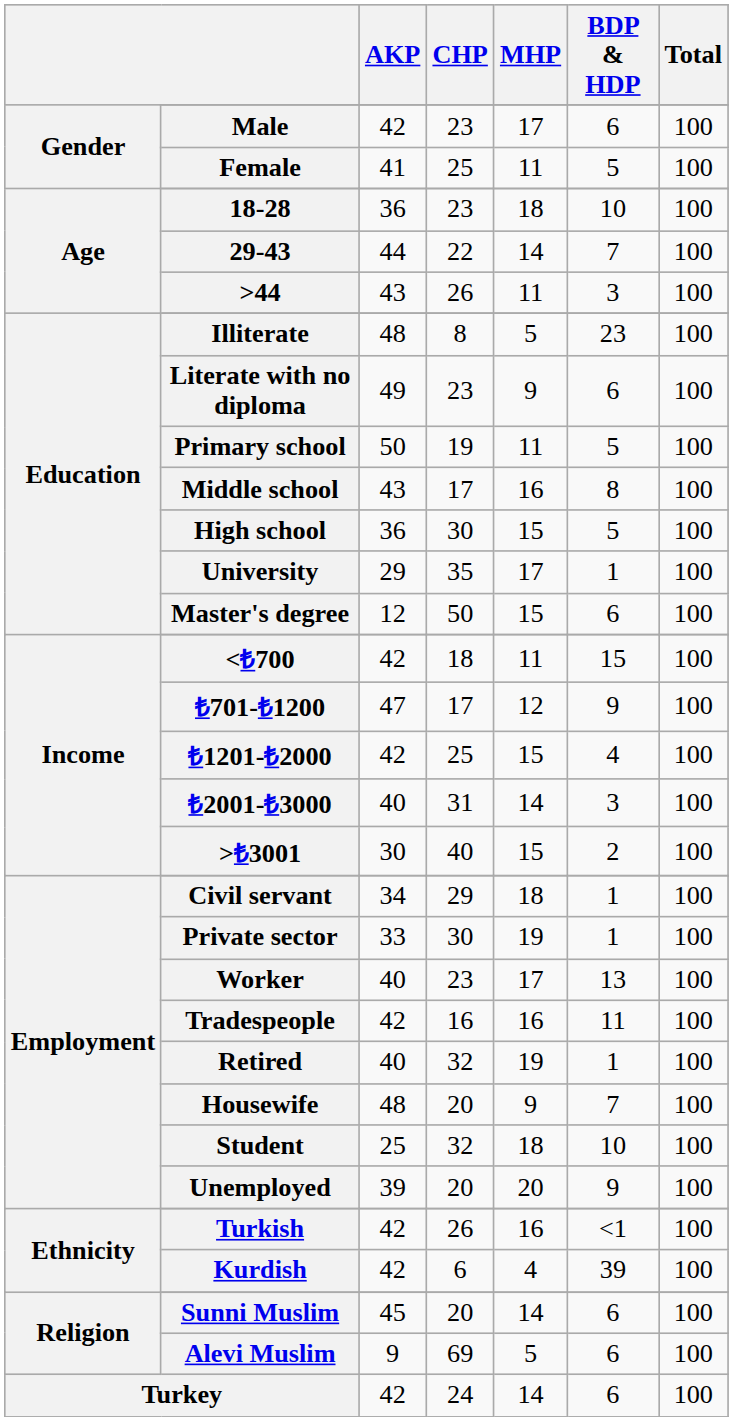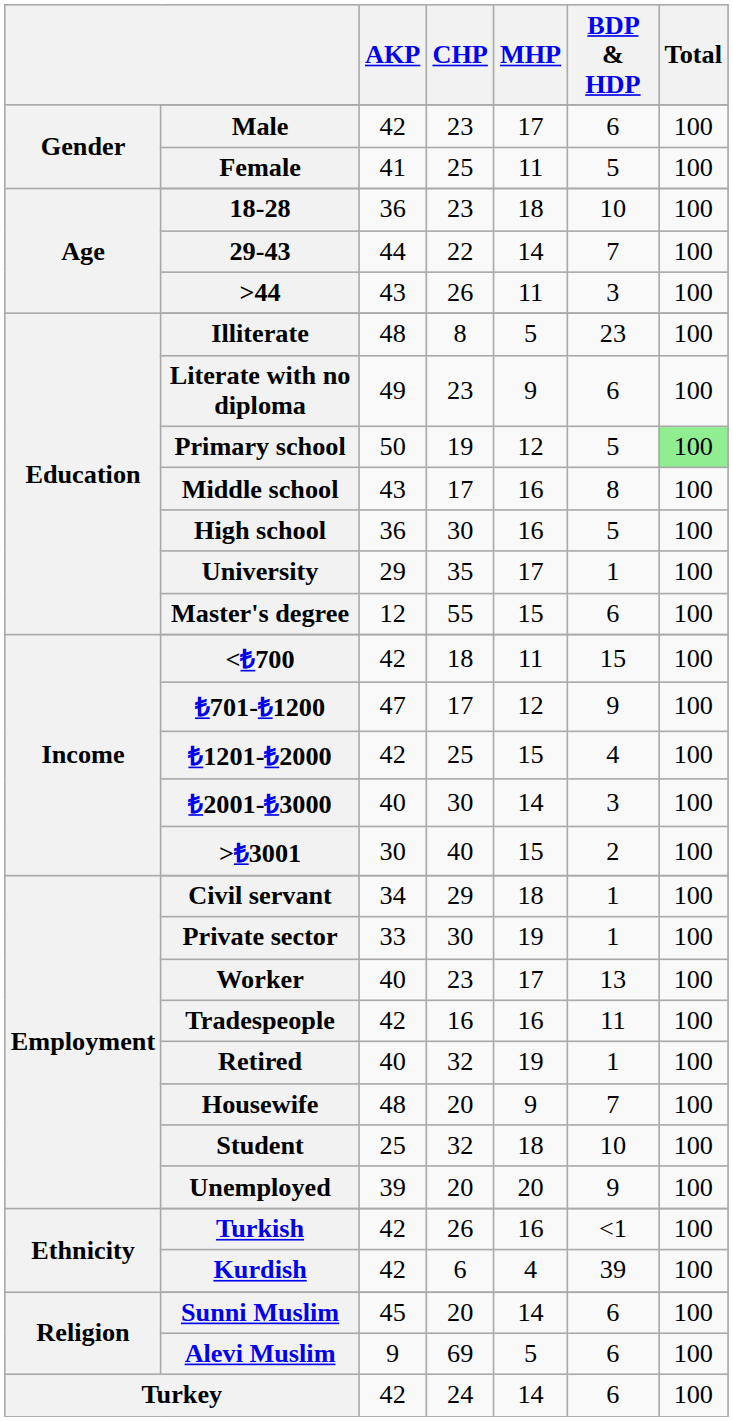(531, 446) 11 -> (531, 446) 12
(693, 446) no background -> (693, 446) lightgreen background
(531, 530) 15 -> (531, 530) 16
(460, 613) 50 -> (460, 613) 55
(460, 802) 31 -> (460, 802) 30
